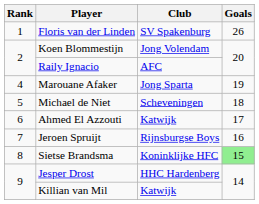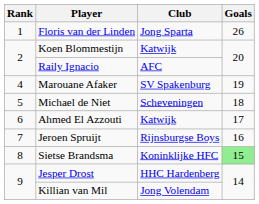(175, 31) SV Spakenburg -> (166, 31) Jong Sparta
(175, 48) Jong Volendam -> (158, 48) Katwijk
(166, 84) Jong Sparta -> (175, 84) SV Spakenburg
(158, 191) Katwijk -> (175, 191) Jong Volendam
